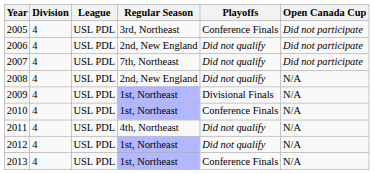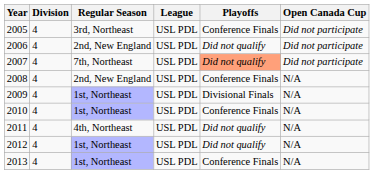columns swapped: (94, 12) <-> (159, 12)
(234, 62) no background -> (234, 62) lightsalmon background
(234, 78) Did not qualify -> (240, 78) Conference Finals
